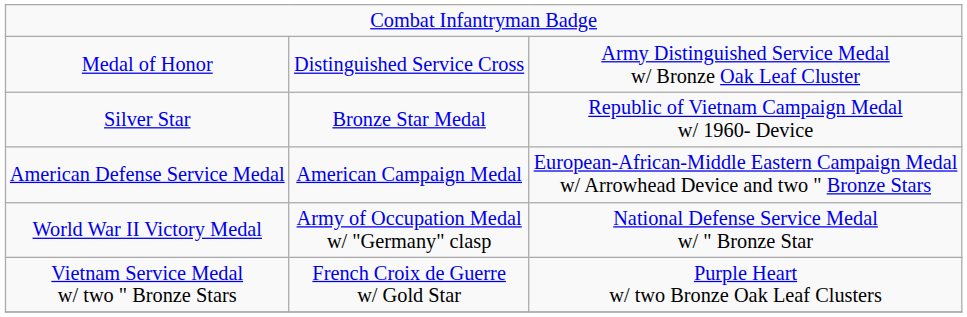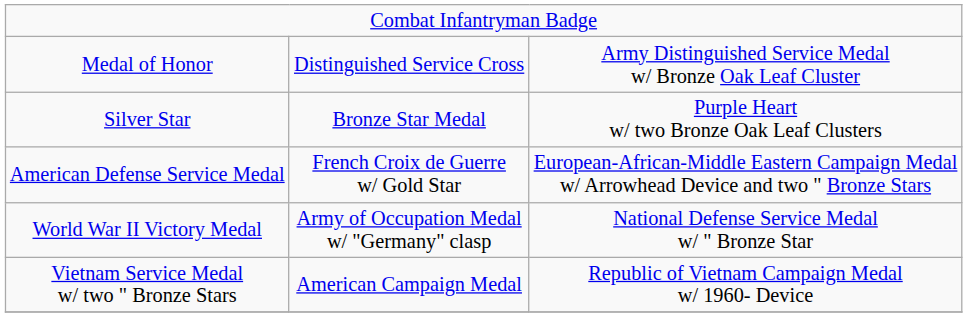(746, 119) Republic of Vietnam Campaign Medal w/ 1960- Device -> (746, 119) Purple Heart w/ two Bronze Oak Leaf Clusters
(409, 174) American Campaign Medal -> (409, 174) French Croix de Guerre w/ Gold Star
(409, 284) French Croix de Guerre w/ Gold Star -> (409, 284) American Campaign Medal
(746, 284) Purple Heart w/ two Bronze Oak Leaf Clusters -> (746, 284) Republic of Vietnam Campaign Medal w/ 1960- Device
